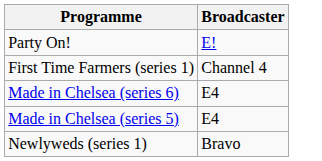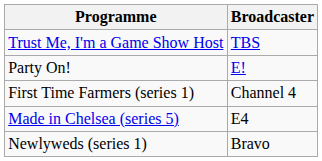+ row: (116, 42)
- row: (93, 93)
